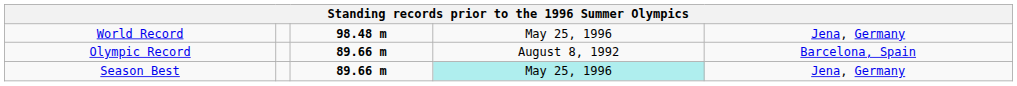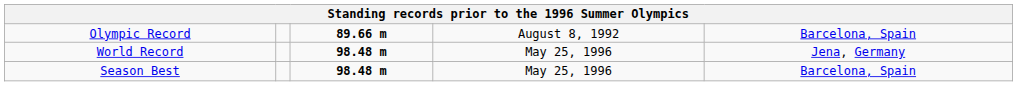rows swapped: (140, 33) <-> (140, 52)
(361, 72) 89.66 m -> (361, 72) 98.48 m
(569, 72) paleturquoise background -> (569, 72) no background
(858, 72) Jena, Germany -> (858, 72) Barcelona, Spain
